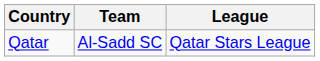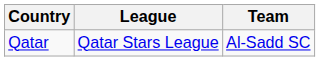columns swapped: (240, 17) <-> (120, 17)
